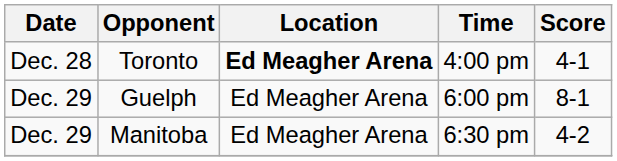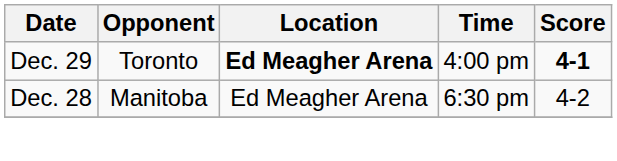(51, 60) Dec. 28 -> (51, 60) Dec. 29
(573, 60) normal -> (573, 60) bold
- row: (159, 98)
(51, 135) Dec. 29 -> (51, 98) Dec. 28
